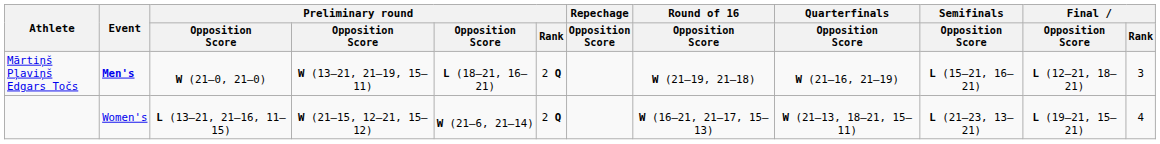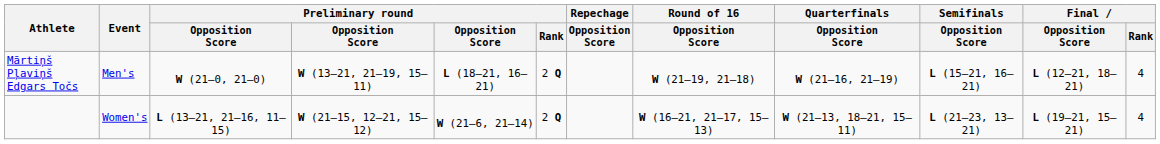(118, 73) bold -> (118, 73) normal
(1141, 73) 3 -> (1141, 73) 4
